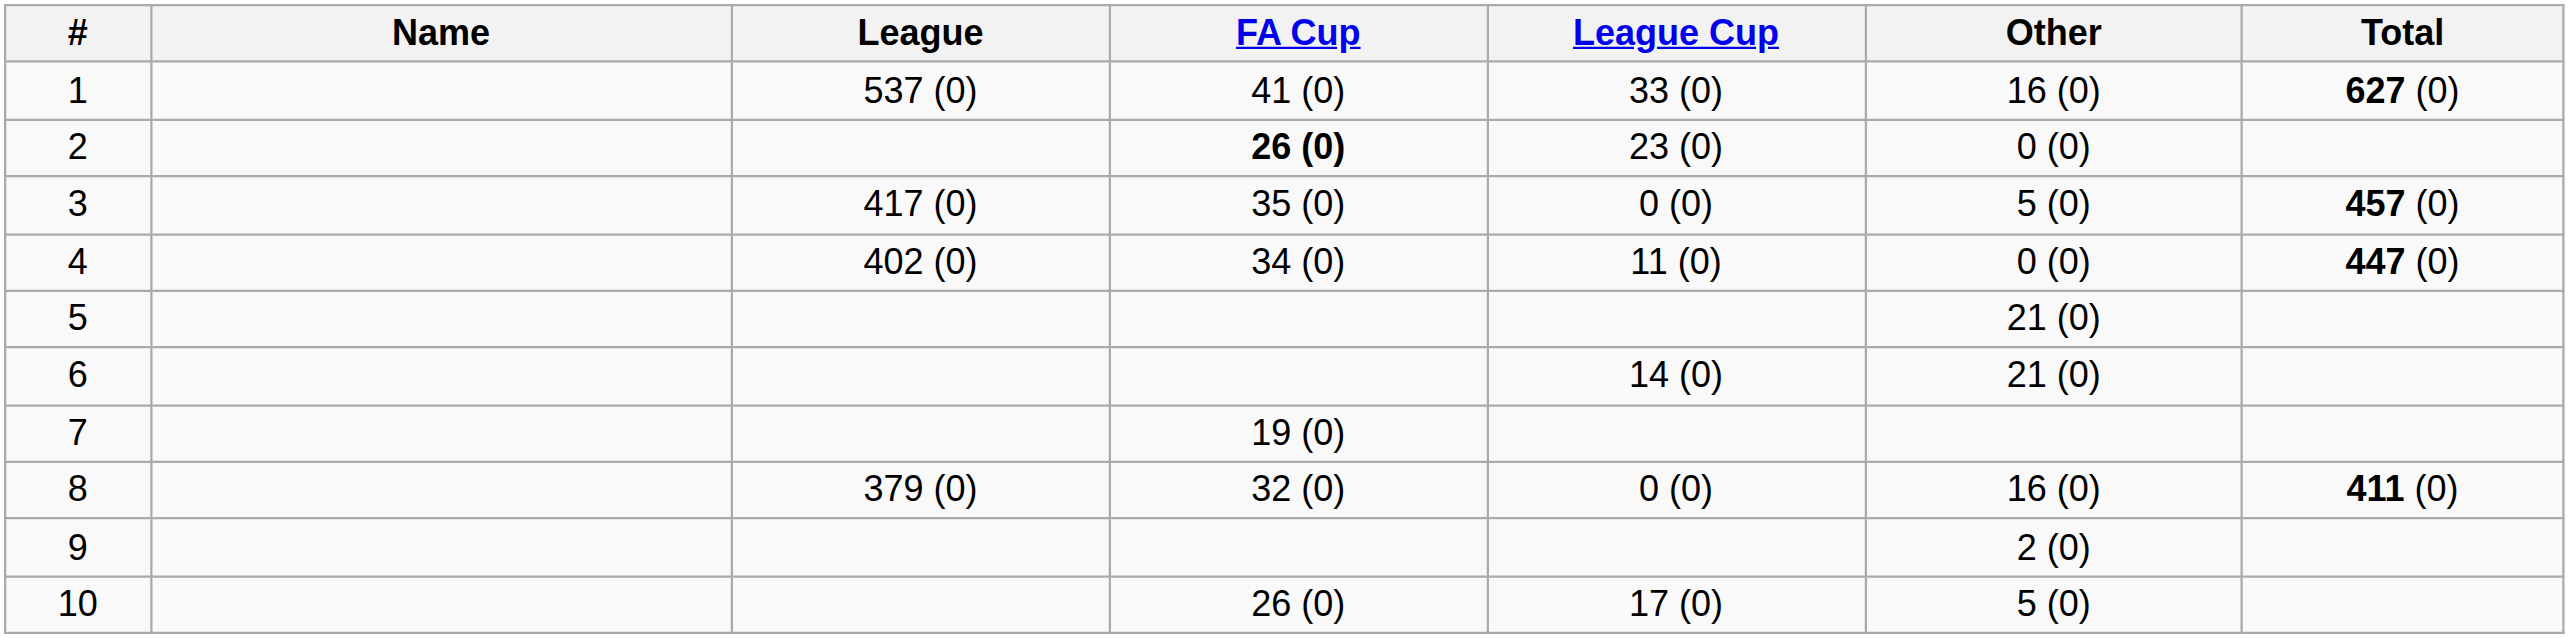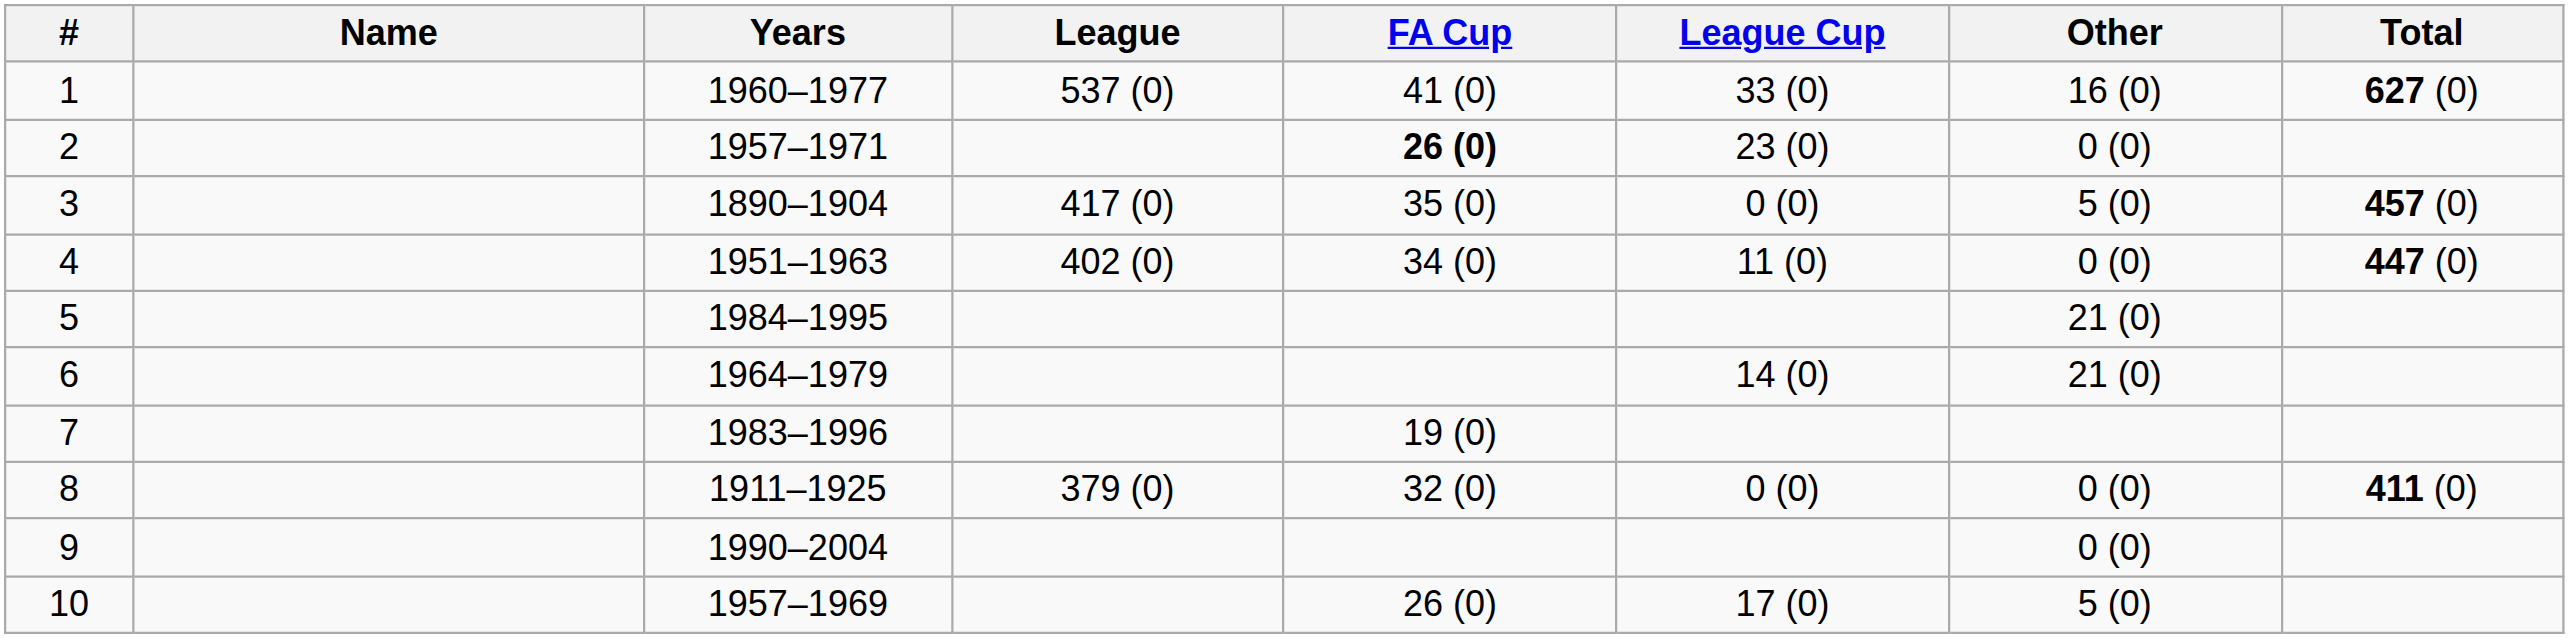+ column: (798, 33)
(2054, 489) 16 (0) -> (2115, 489) 0 (0)
(2054, 546) 2 (0) -> (2115, 546) 0 (0)
